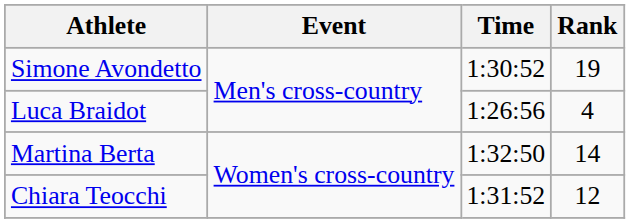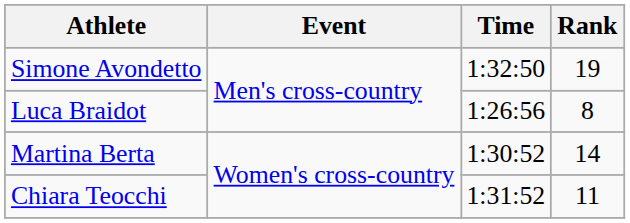(506, 68) 1:30:52 -> (506, 68) 1:32:50
(587, 111) 4 -> (587, 111) 8
(506, 153) 1:32:50 -> (506, 153) 1:30:52
(587, 196) 12 -> (587, 196) 11
